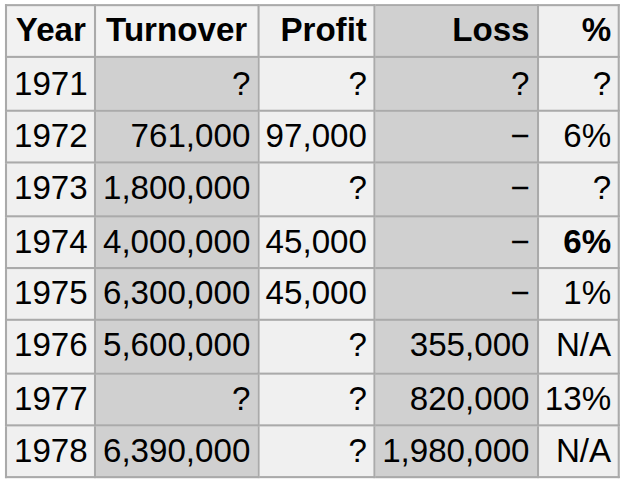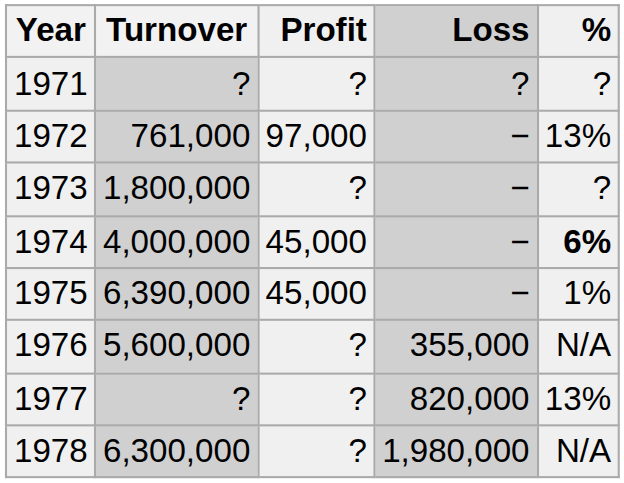(587, 135) 6% -> (578, 135) 13%
(177, 293) 6,300,000 -> (177, 293) 6,390,000
(177, 451) 6,390,000 -> (177, 451) 6,300,000
